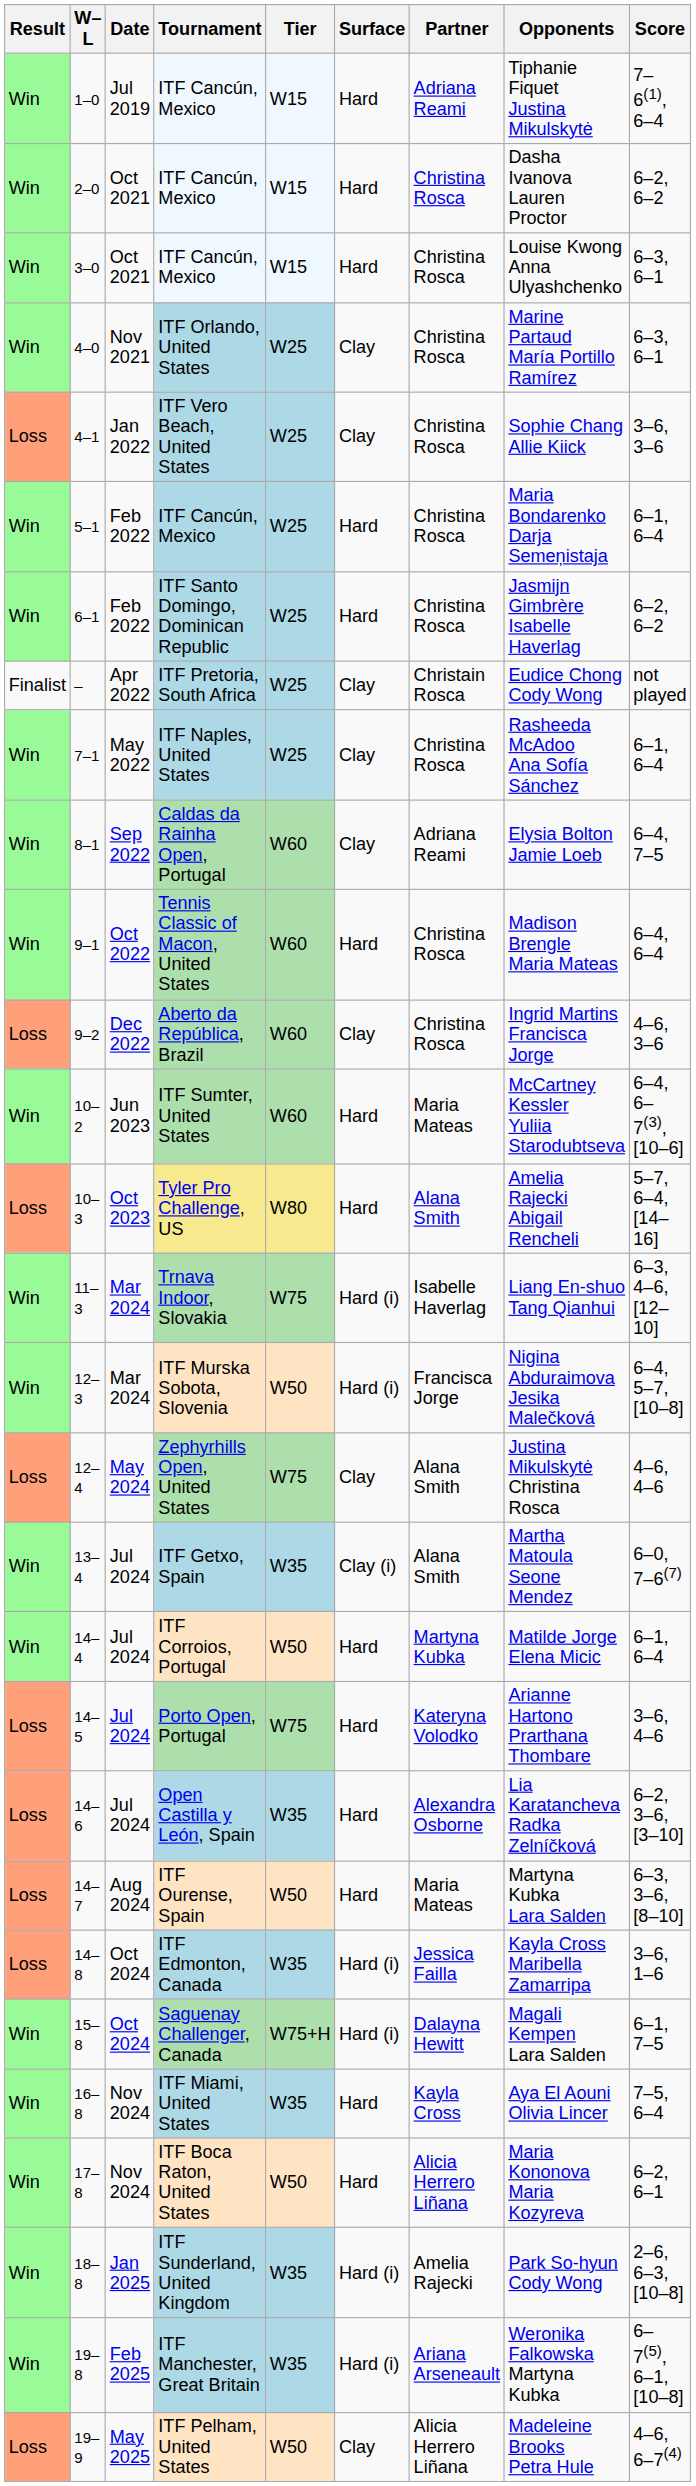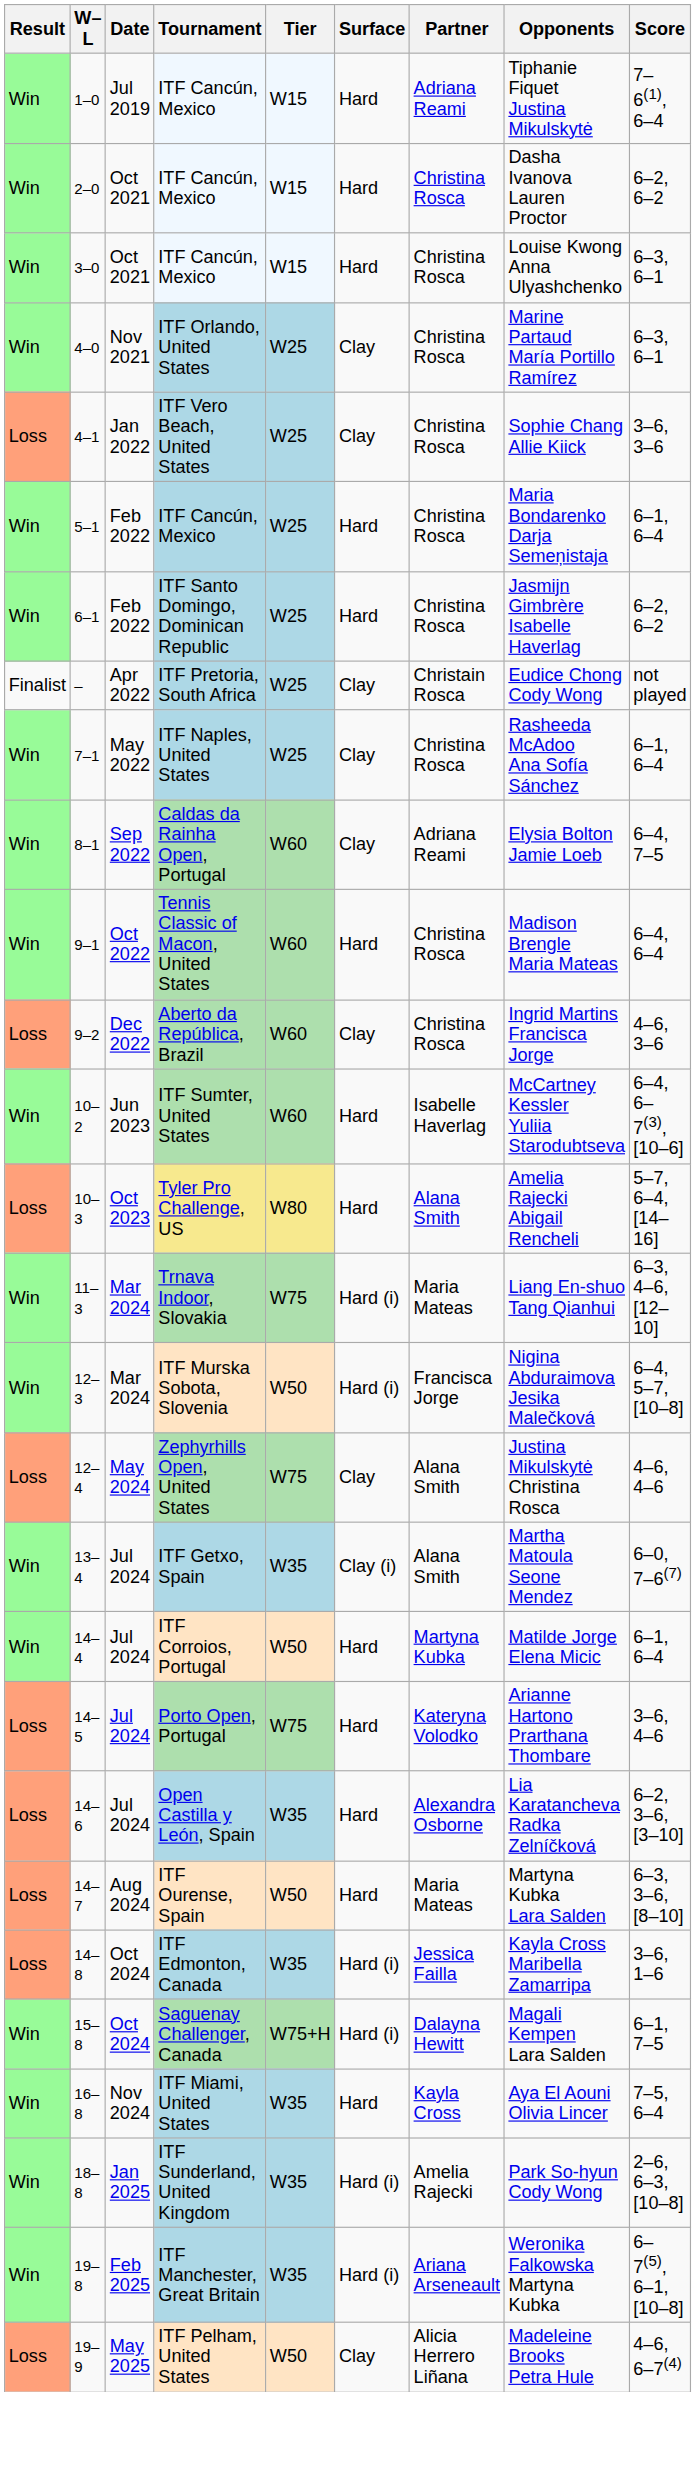(443, 1116) Maria Mateas -> (450, 1116) Isabelle Haverlag
(450, 1297) Isabelle Haverlag -> (443, 1297) Maria Mateas
- row: (87, 2184)
